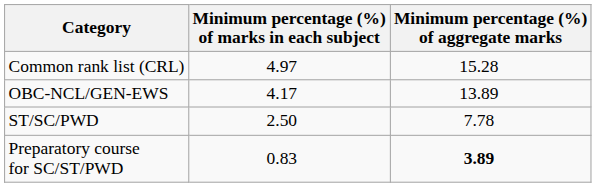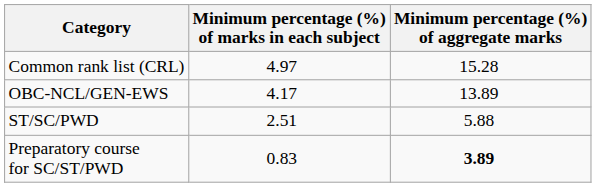(245, 120) 2.50 -> (245, 120) 2.51
(444, 120) 7.78 -> (444, 120) 5.88
